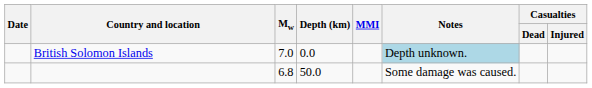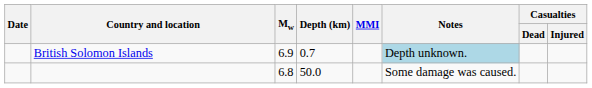(286, 53) 7.0 -> (286, 53) 6.9
(307, 53) 0.0 -> (307, 53) 0.7
